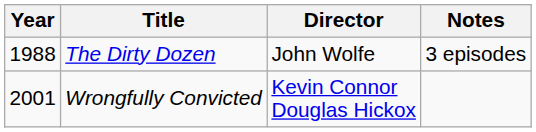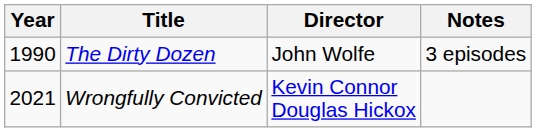(33, 53) 1988 -> (33, 53) 1990
(33, 98) 2001 -> (33, 98) 2021
